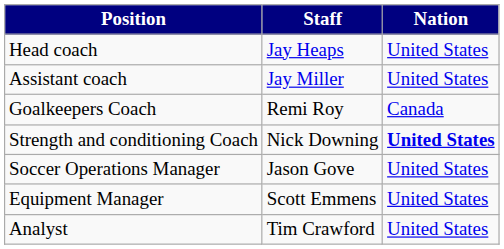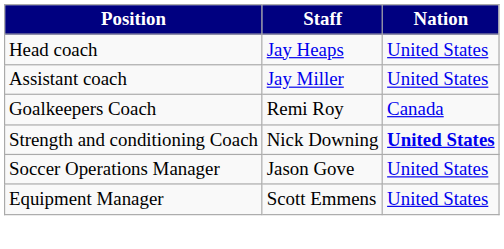- row: (38, 229)
